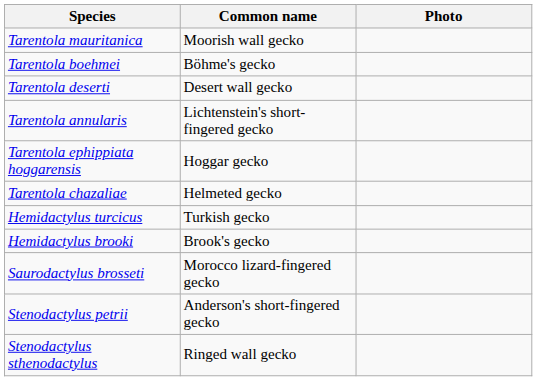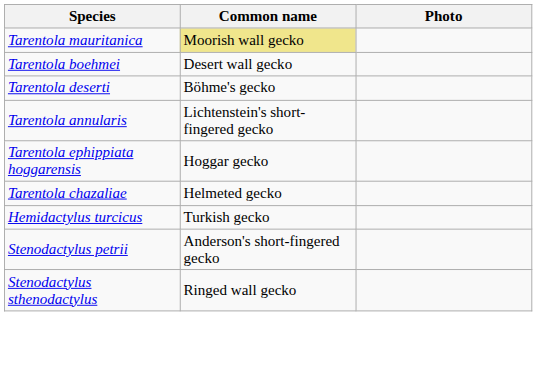(244, 40) no background -> (244, 40) khaki background
(229, 64) Böhme's gecko -> (238, 64) Desert wall gecko
(238, 87) Desert wall gecko -> (229, 87) Böhme's gecko
- row: (71, 241)
- row: (76, 273)
